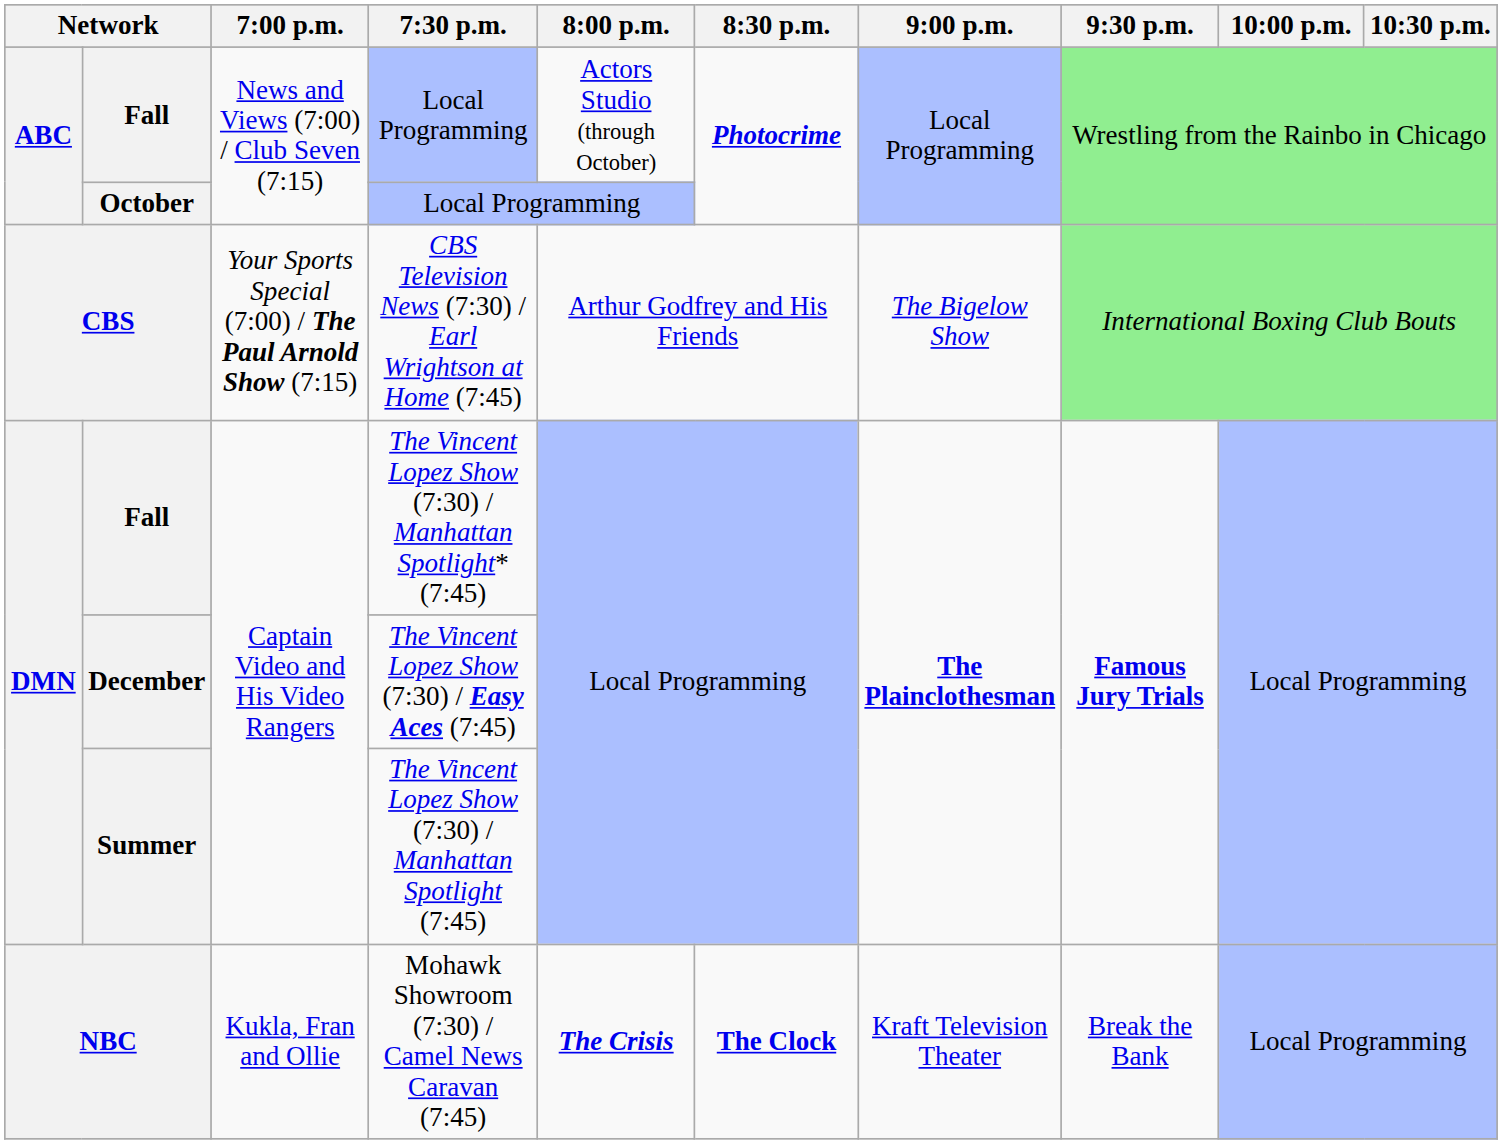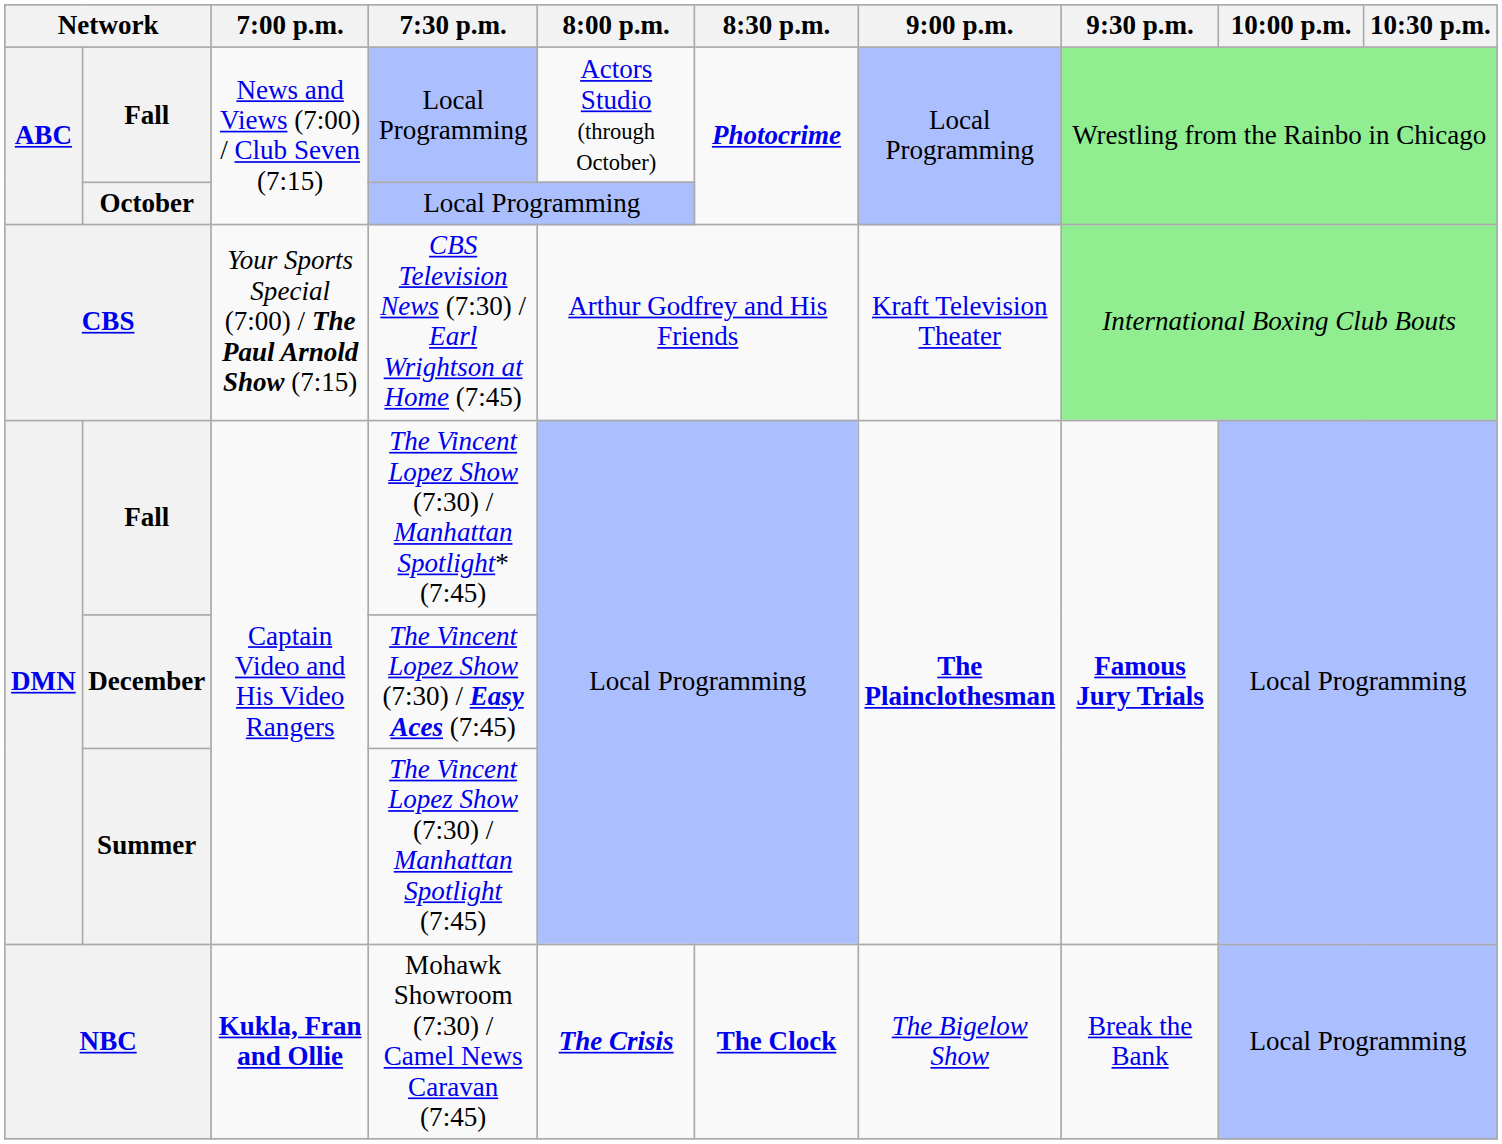(960, 321) The Bigelow Show -> (960, 321) Kraft Television Theater
(290, 1040) normal -> (290, 1040) bold
(960, 1040) Kraft Television Theater -> (960, 1040) The Bigelow Show
